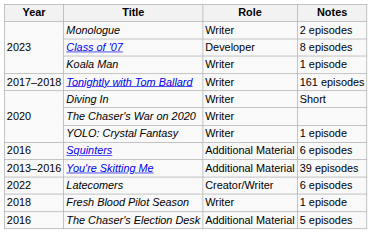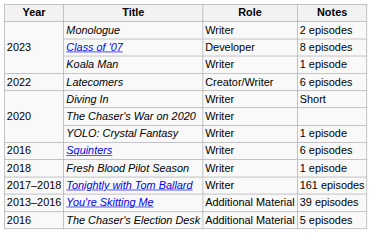rows swapped: (95, 185) <-> (129, 82)
(250, 151) Additional Material -> (220, 151) Writer
rows swapped: (128, 202) <-> (110, 168)
